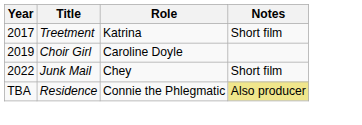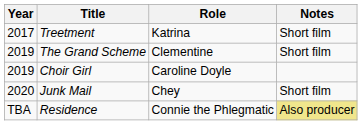+ row: (93, 52)
(21, 71) 2022 -> (21, 91) 2020
